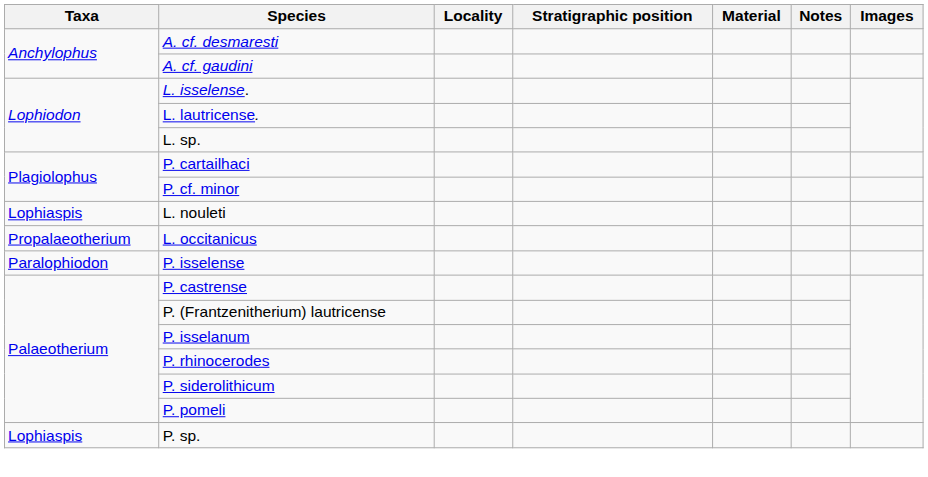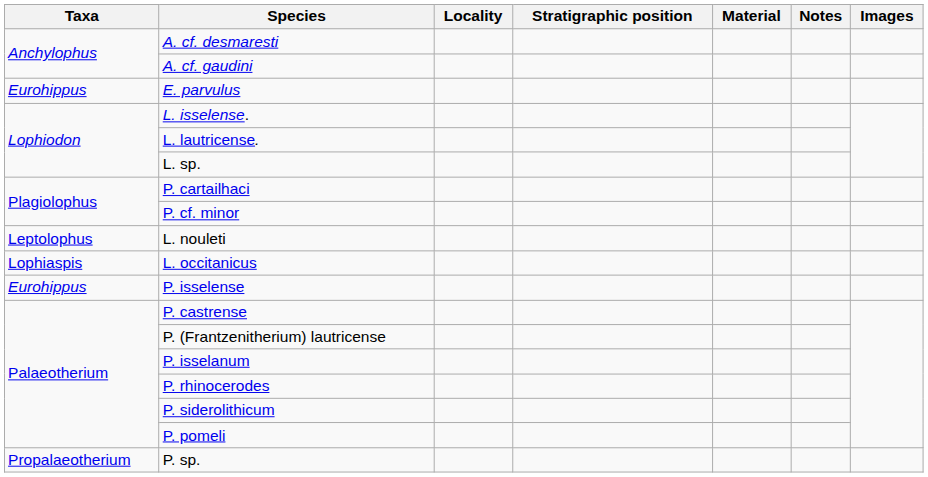+ row: (202, 90)
(45, 213) Lophiaspis -> (50, 238) Leptolophus
(69, 238) Propalaeotherium -> (45, 262) Lophiaspis
(58, 262) Paralophiodon -> (47, 287) Eurohippus
(45, 435) Lophiaspis -> (69, 459) Propalaeotherium
